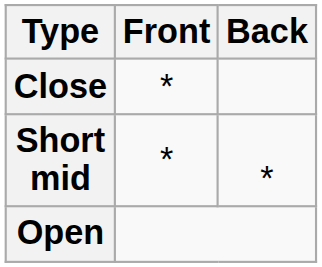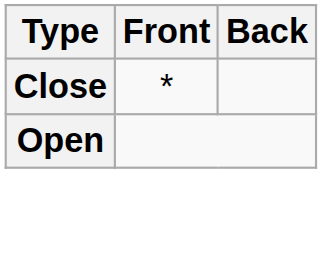- row: (60, 159)
